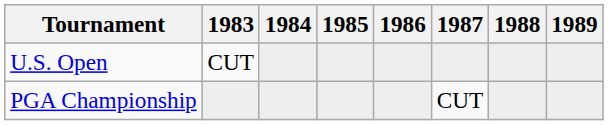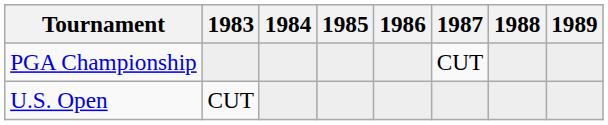rows swapped: (59, 62) <-> (103, 100)
